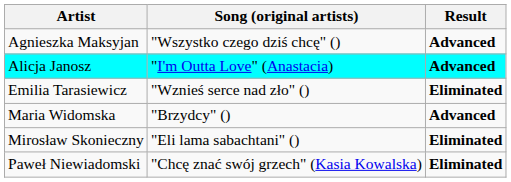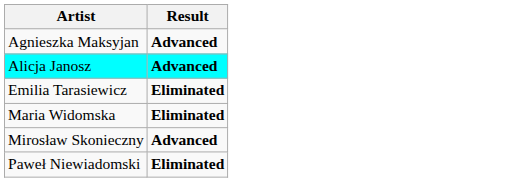- column: (286, 16)
(462, 115) Advanced -> (188, 115) Eliminated
(466, 139) Eliminated -> (184, 139) Advanced
